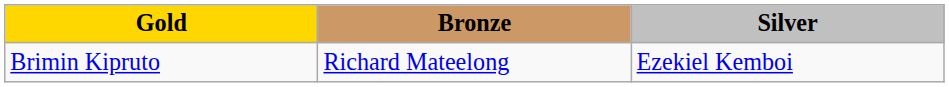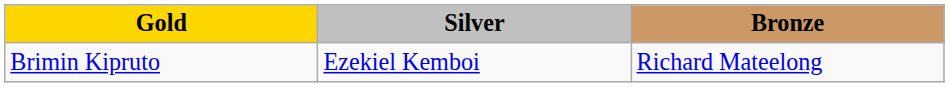columns swapped: (788, 23) <-> (474, 23)
